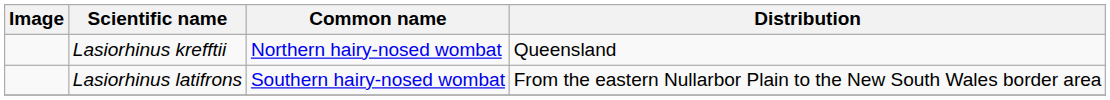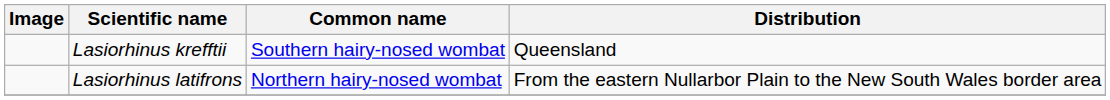(376, 49) Northern hairy-nosed wombat -> (378, 49) Southern hairy-nosed wombat
(378, 79) Southern hairy-nosed wombat -> (376, 79) Northern hairy-nosed wombat
